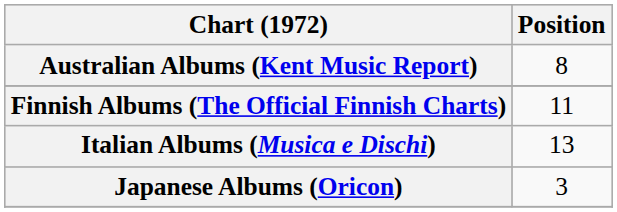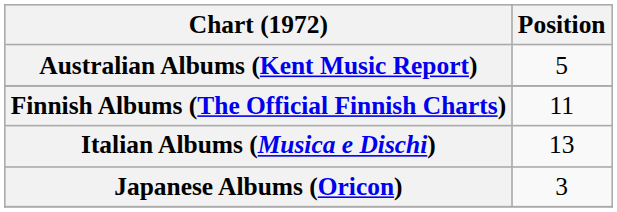(562, 65) 8 -> (562, 65) 5
